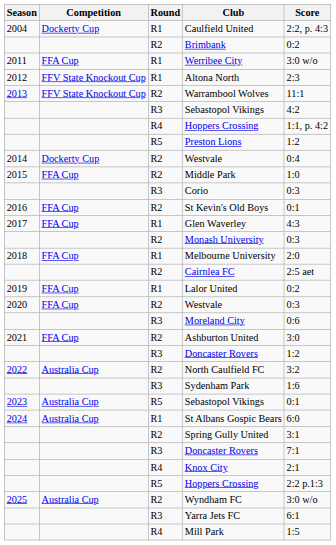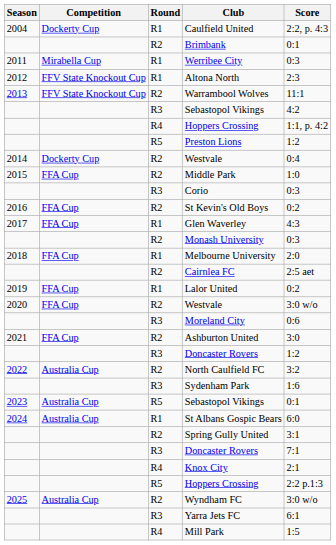(293, 45) 0:2 -> (293, 45) 0:1
(60, 61) FFA Cup -> (71, 61) Mirabella Cup
(302, 61) 3:0 w/o -> (293, 61) 0:3
(293, 207) 0:1 -> (293, 207) 0:2
(293, 304) 0:3 -> (302, 304) 3:0 w/o
